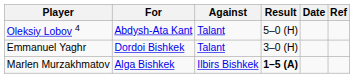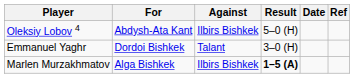(211, 30) Talant -> (228, 30) Ilbirs Bishkek
